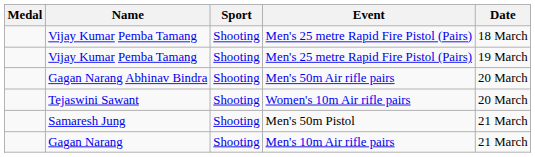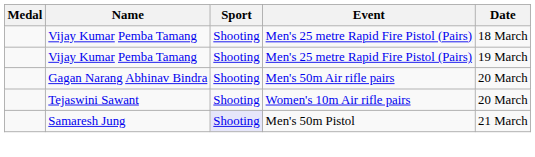(236, 121) no background -> (236, 121) lavender background
- row: (85, 142)
